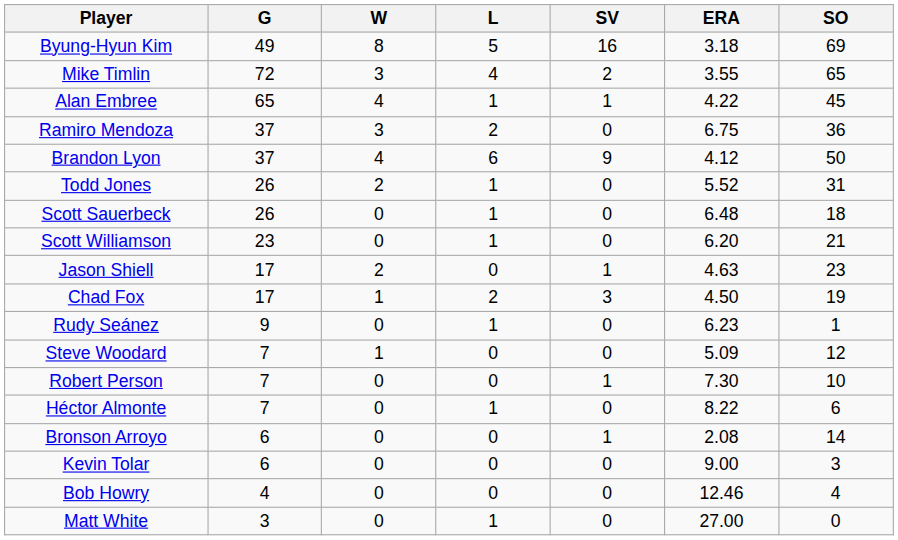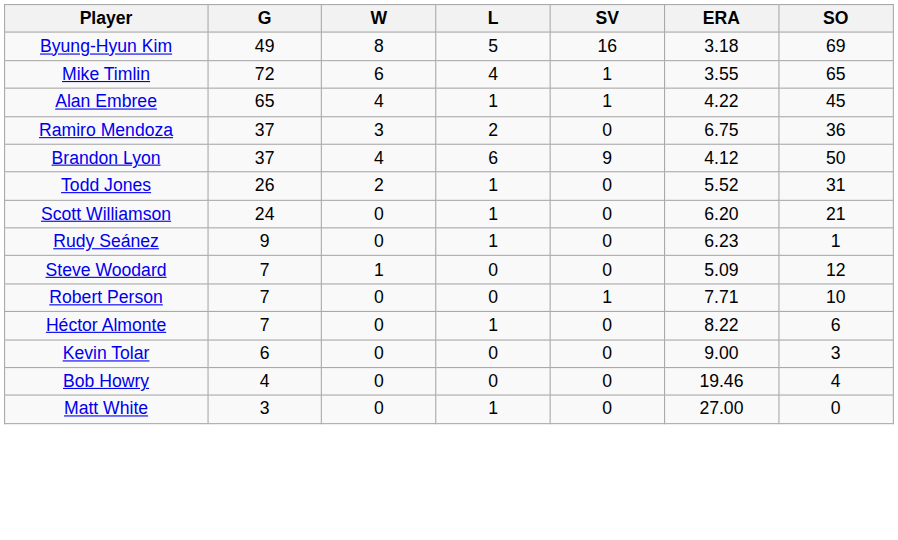(379, 74) 3 -> (379, 74) 6
(607, 74) 2 -> (607, 74) 1
- row: (106, 213)
(265, 241) 23 -> (265, 213) 24
- row: (106, 269)
- row: (106, 297)
(721, 381) 7.30 -> (721, 297) 7.71
- row: (106, 437)
(721, 492) 12.46 -> (721, 381) 19.46
